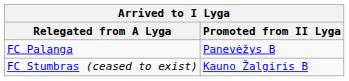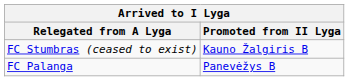rows swapped: (102, 67) <-> (40, 49)
